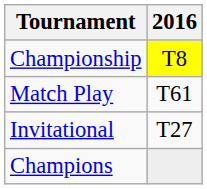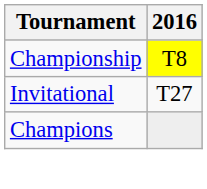- row: (62, 93)
